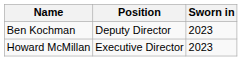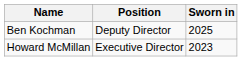(201, 30) 2023 -> (201, 30) 2025
